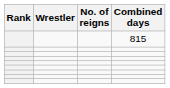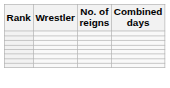- row: (19, 39)
